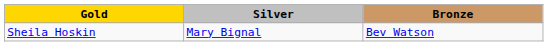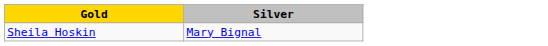- column: (453, 14)
